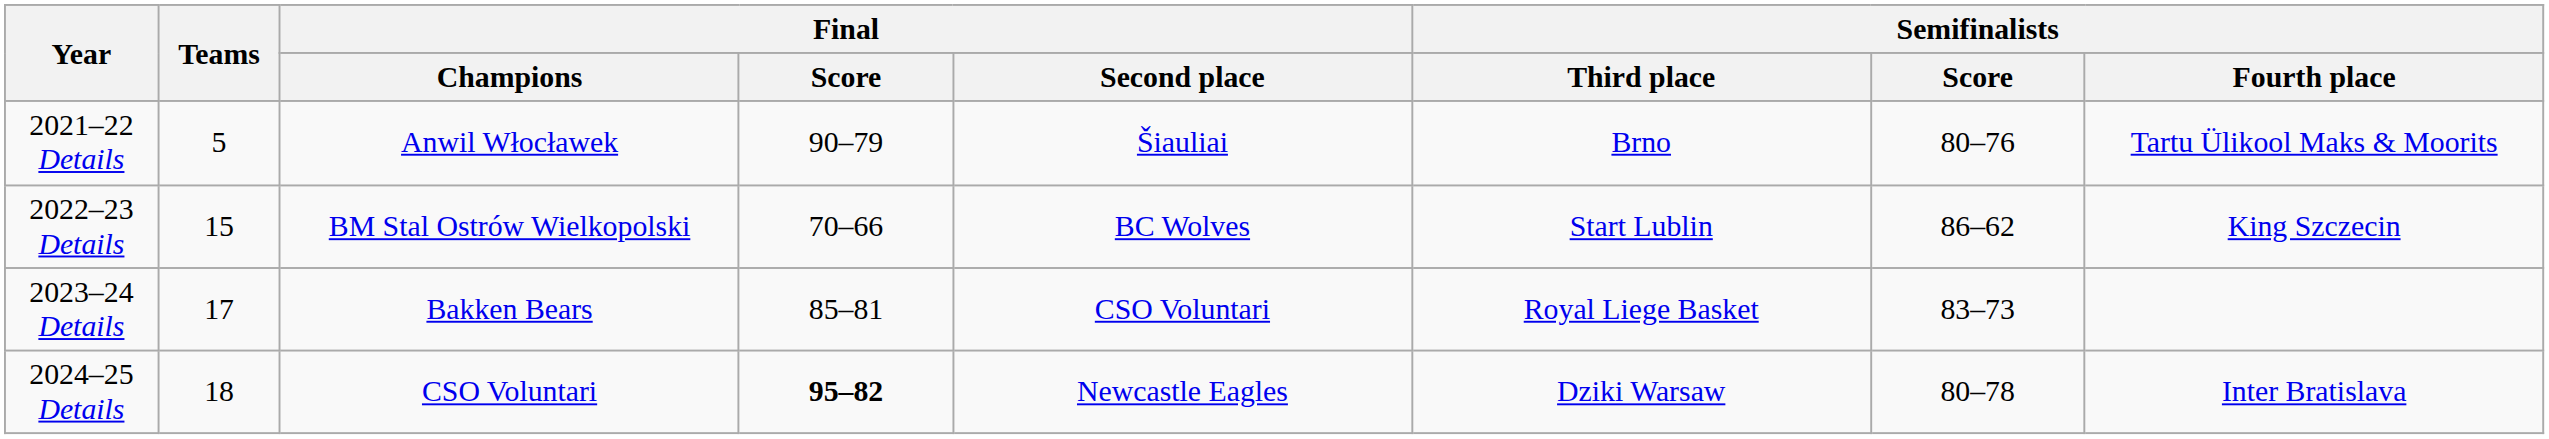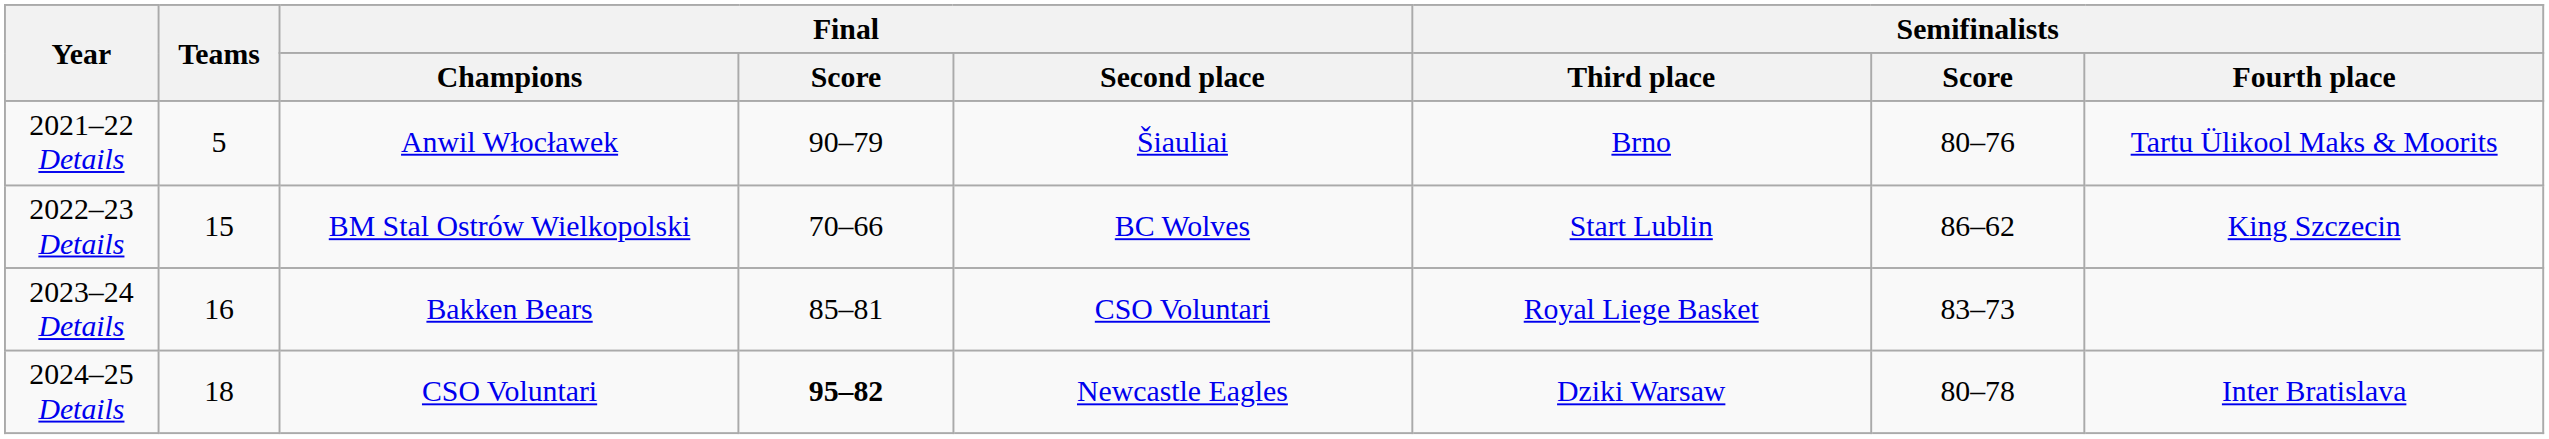(219, 308) 17 -> (219, 308) 16
